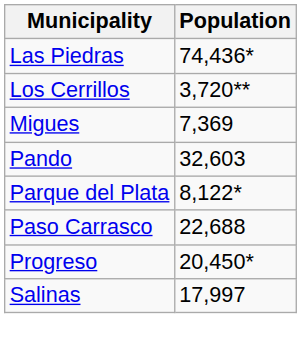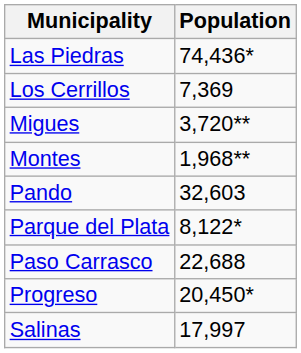(215, 90) 3,720** -> (206, 90) 7,369
(206, 124) 7,369 -> (215, 124) 3,720**
+ row: (45, 158)
